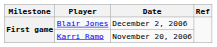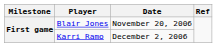(150, 23) December 2, 2006 -> (152, 23) November 20, 2006
(152, 36) November 20, 2006 -> (150, 36) December 2, 2006
